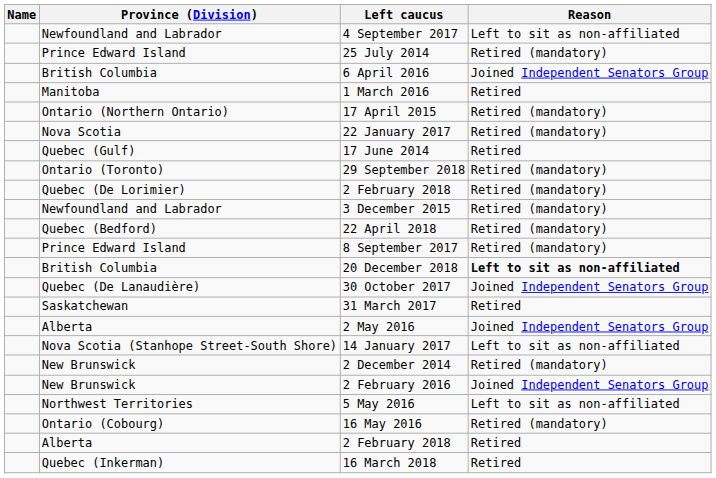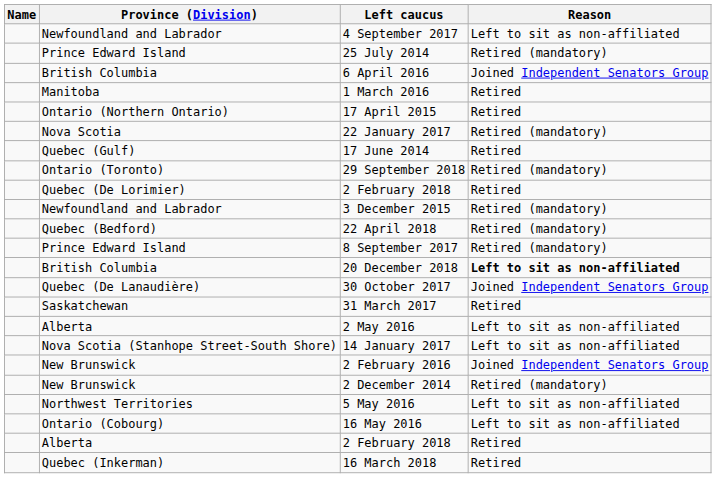(539, 112) Retired (mandatory) -> (496, 112) Retired
(539, 190) Retired (mandatory) -> (496, 190) Retired
(590, 326) Joined Independent Senators Group -> (575, 326) Left to sit as non-affiliated
rows swapped: (89, 385) <-> (89, 365)
(539, 424) Retired (mandatory) -> (575, 424) Left to sit as non-affiliated
